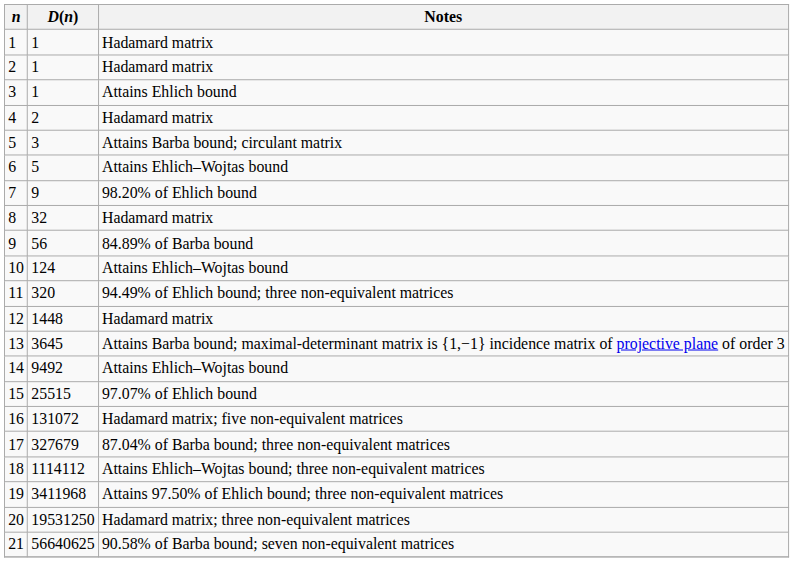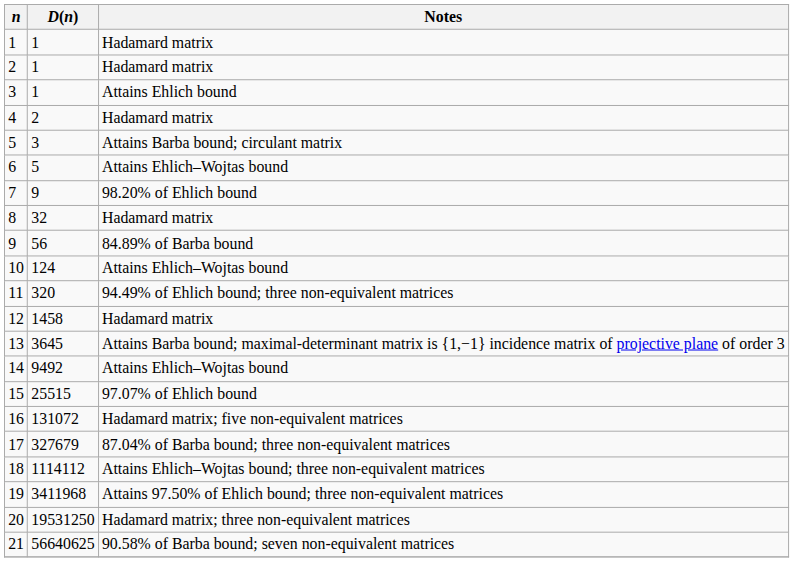(47, 318) 1448 -> (47, 318) 1458
